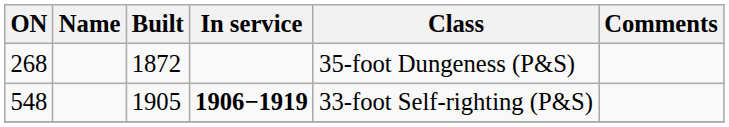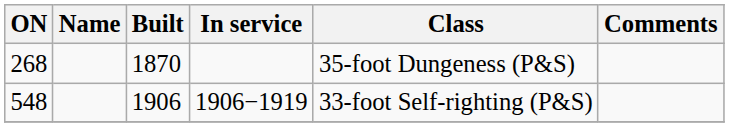(156, 63) 1872 -> (156, 63) 1870
(156, 102) 1905 -> (156, 102) 1906
(251, 102) bold -> (251, 102) normal
